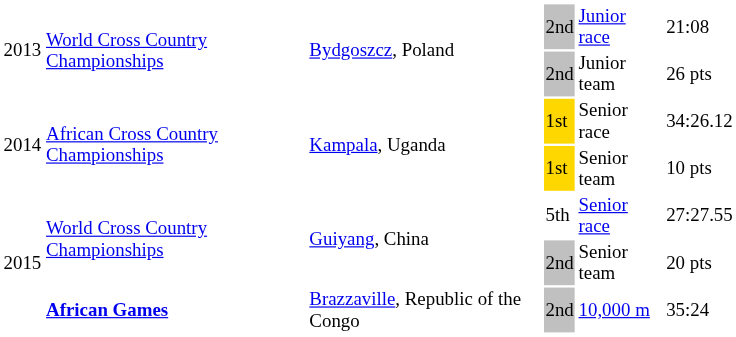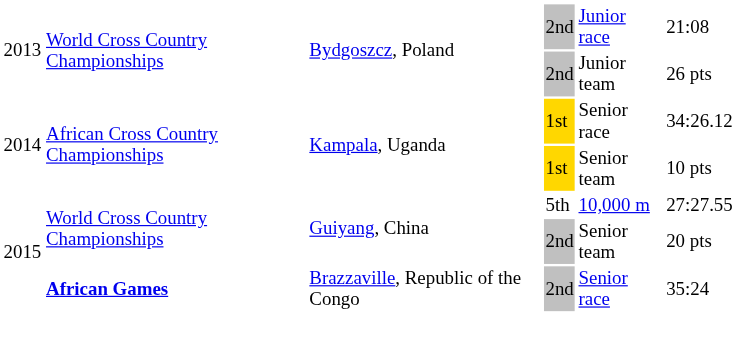(603, 215) Senior race -> (614, 204) 10,000 m
(614, 309) 10,000 m -> (603, 288) Senior race
